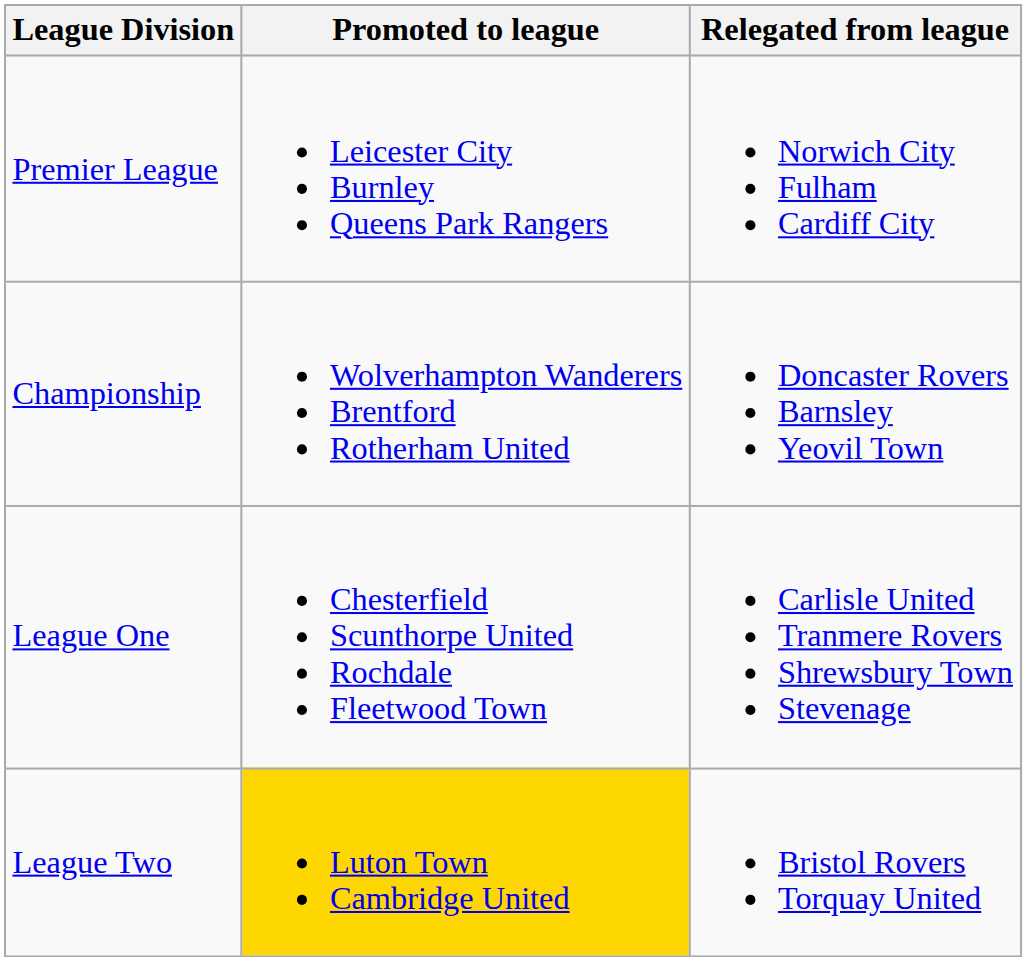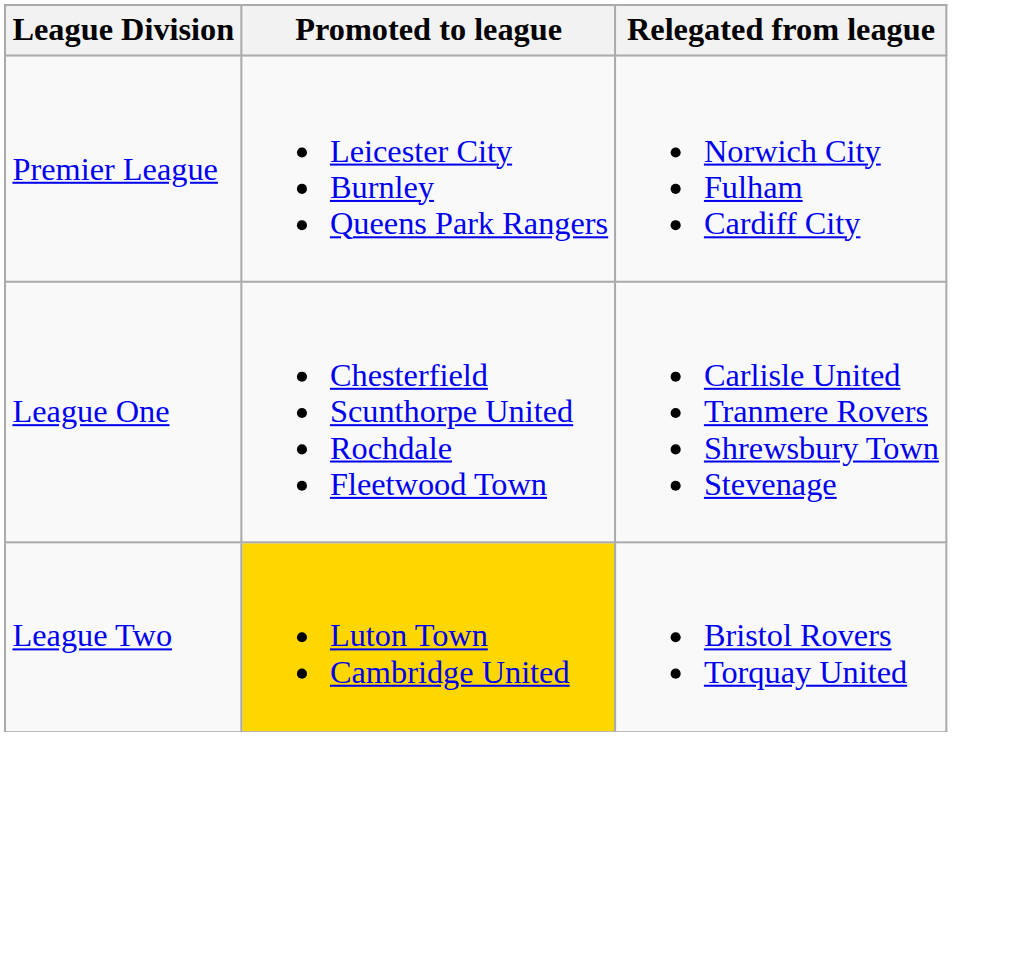- row: (107, 393)
